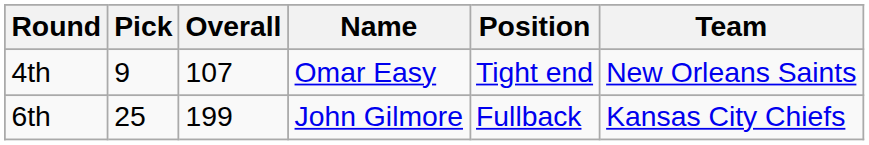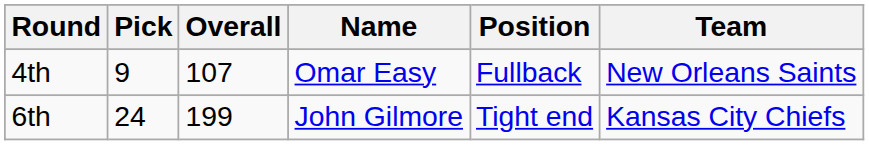(535, 71) Tight end -> (529, 71) Fullback
(130, 116) 25 -> (130, 116) 24
(529, 116) Fullback -> (535, 116) Tight end
